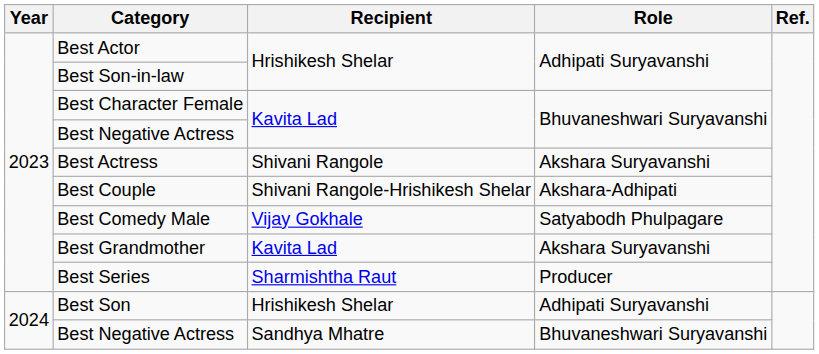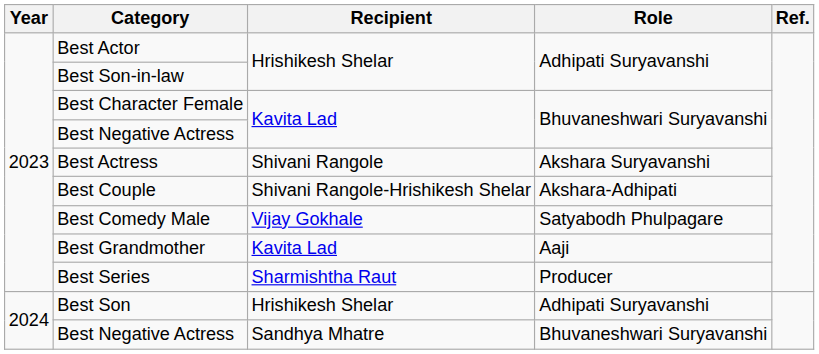(625, 248) Akshara Suryavanshi -> (554, 248) Aaji
